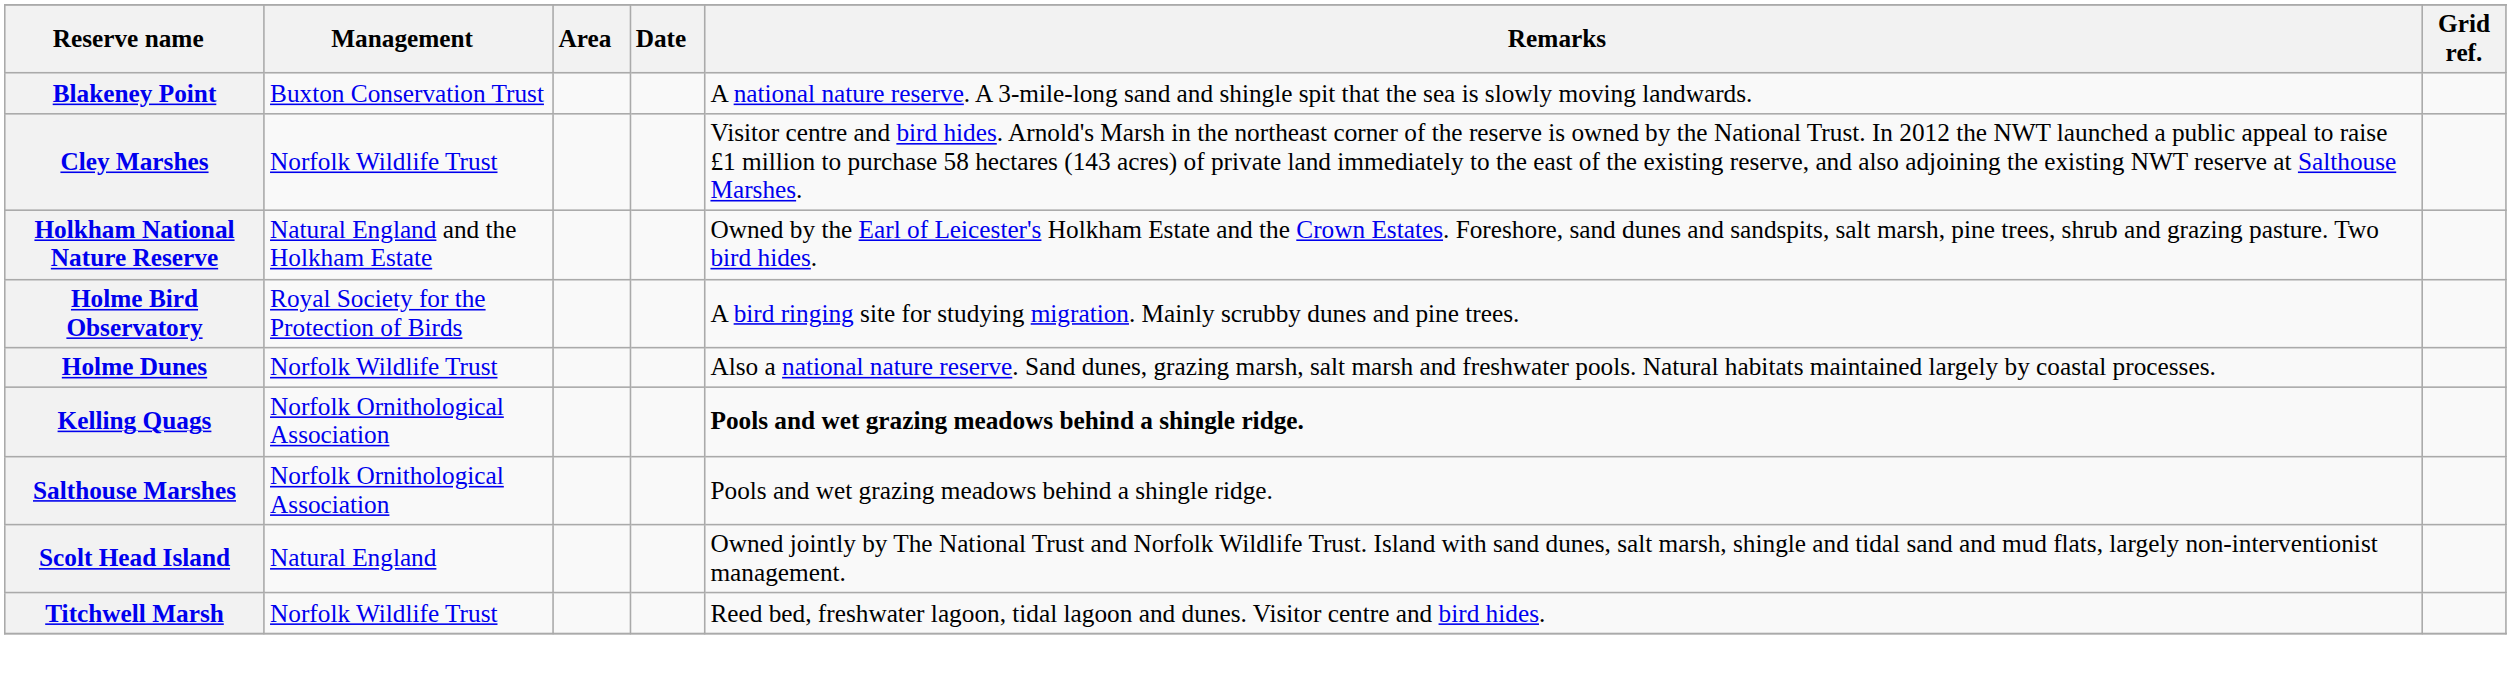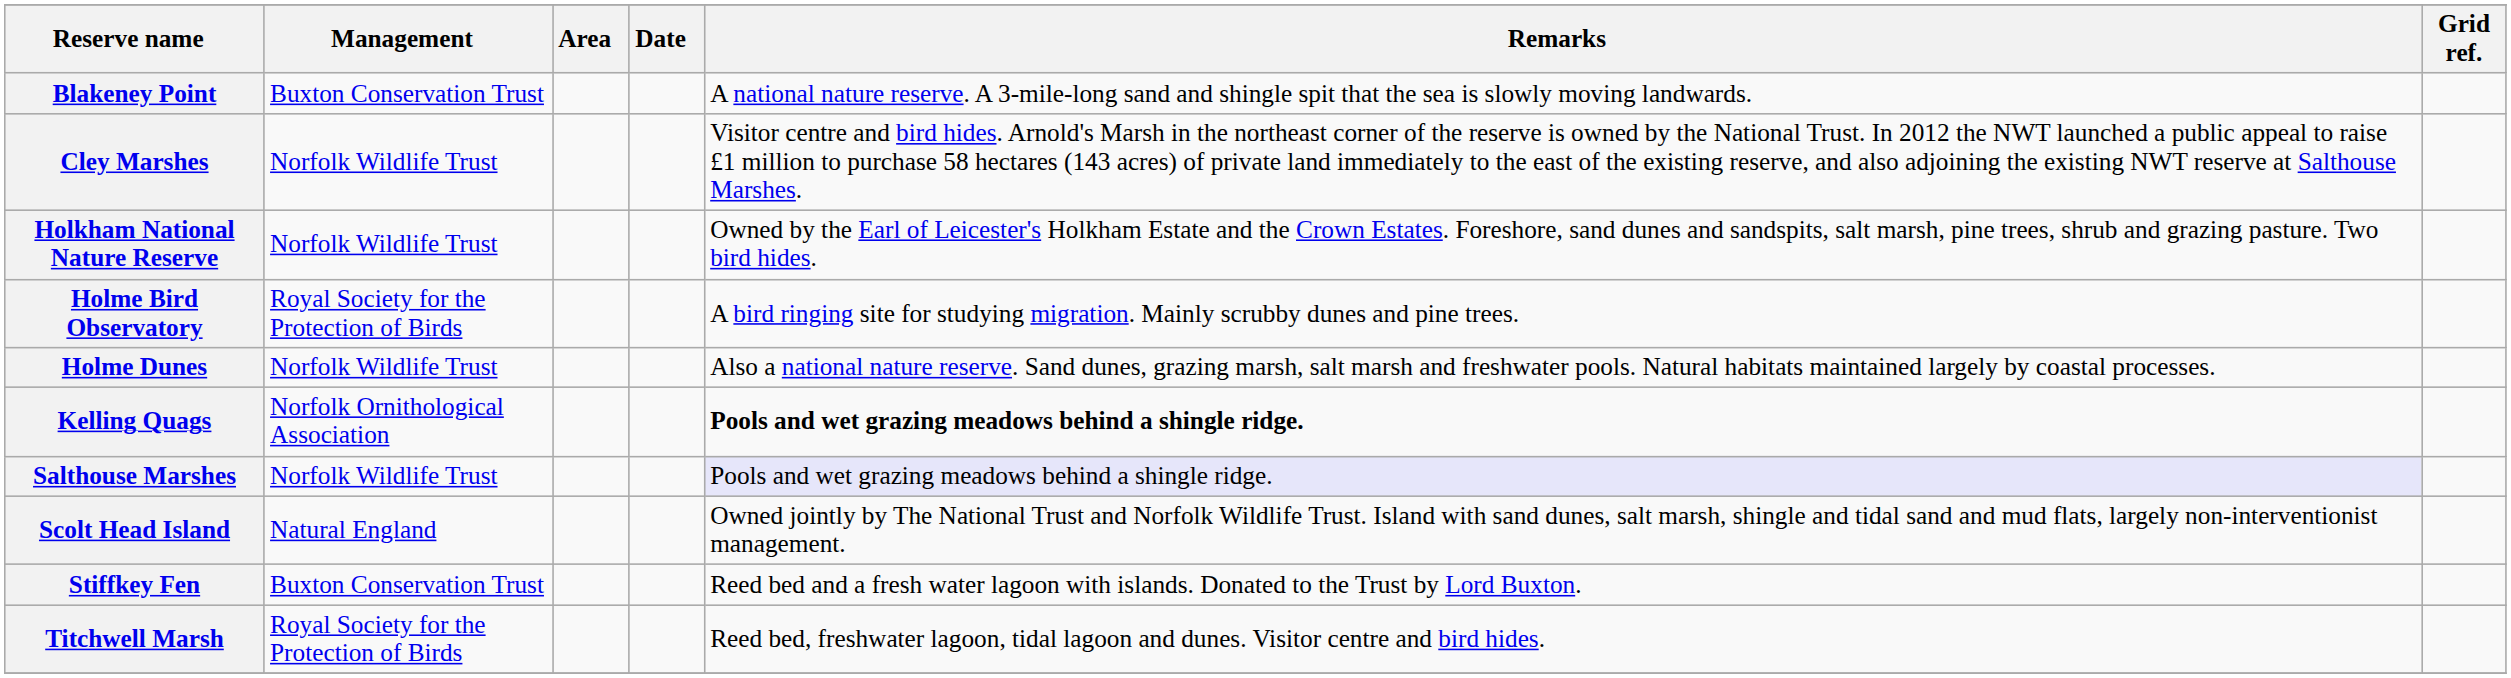(393, 244) Natural England and the Holkham Estate -> (384, 244) Norfolk Wildlife Trust
(387, 490) Norfolk Ornithological Association -> (384, 475) Norfolk Wildlife Trust
(992, 490) no background -> (991, 475) lavender background
+ row: (135, 584)
(384, 612) Norfolk Wildlife Trust -> (378, 638) Royal Society for the Protection of Birds
